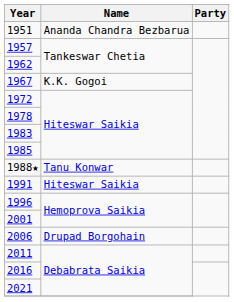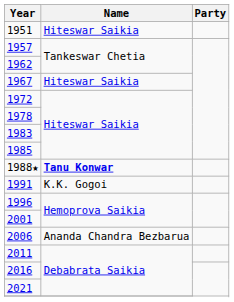(117, 30) Ananda Chandra Bezbarua -> (91, 30) Hiteswar Saikia
(75, 82) K.K. Gogoi -> (91, 82) Hiteswar Saikia
(78, 167) normal -> (78, 167) bold
(91, 185) Hiteswar Saikia -> (75, 185) K.K. Gogoi
(94, 236) Drupad Borgohain -> (117, 236) Ananda Chandra Bezbarua
